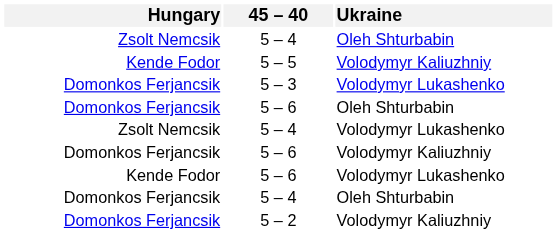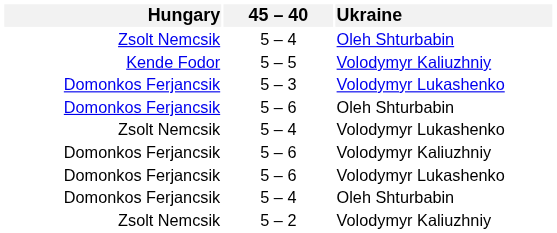(173, 175) Kende Fodor -> (142, 175) Domonkos Ferjancsik
(142, 220) Domonkos Ferjancsik -> (169, 220) Zsolt Nemcsik
